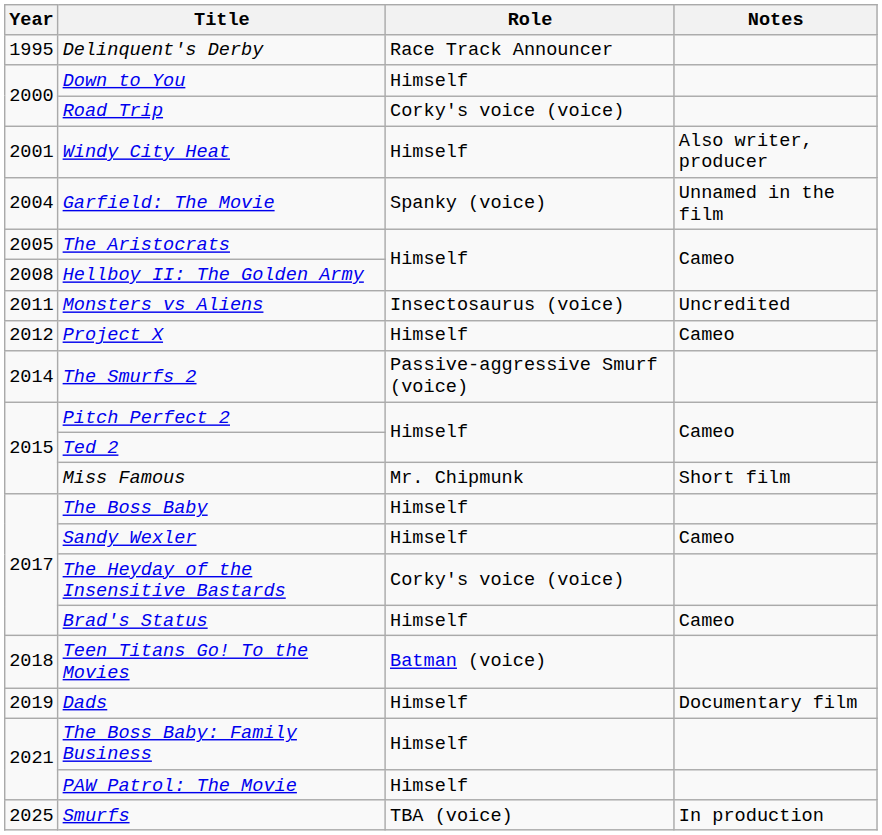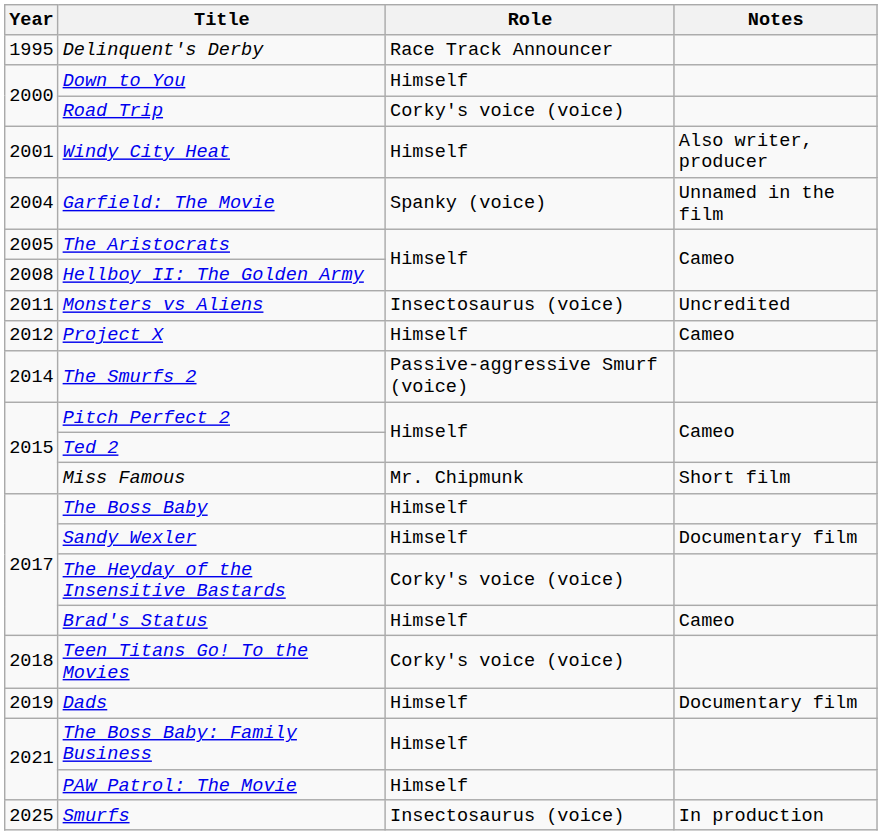(707, 539) Cameo -> (768, 539) Documentary film
(468, 662) Batman (voice) -> (507, 662) Corky's voice (voice)
(451, 815) TBA (voice) -> (507, 815) Insectosaurus (voice)
